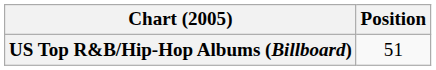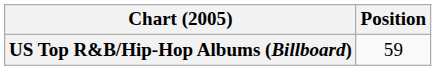(393, 49) 51 -> (393, 49) 59
